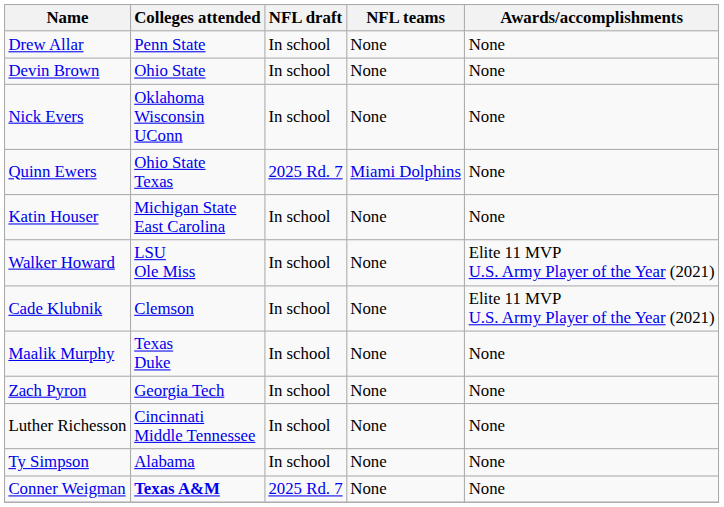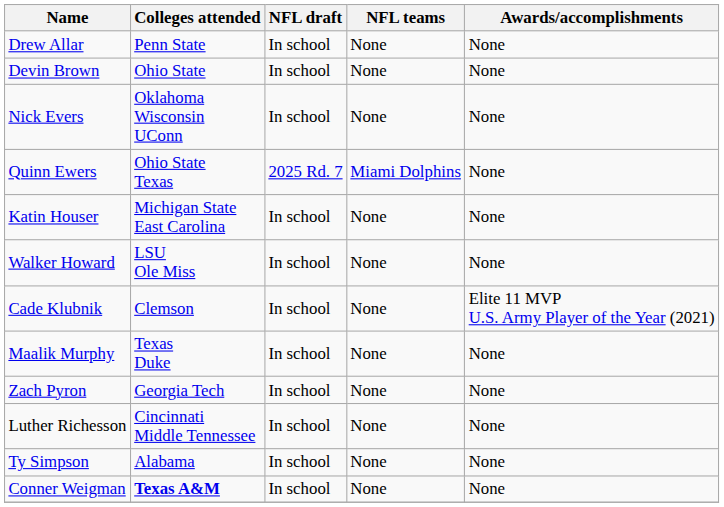(592, 262) Elite 11 MVP U.S. Army Player of the Year (2021) -> (487, 262) None
(305, 488) 2025 Rd. 7 -> (299, 488) In school
